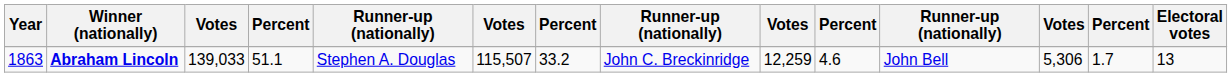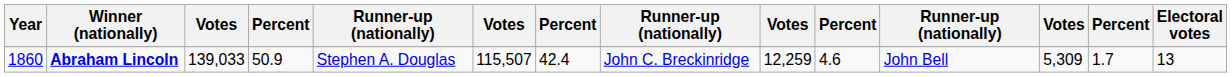(26, 59) 1863 -> (26, 59) 1860
(267, 59) 51.1 -> (267, 59) 50.9
(554, 59) 33.2 -> (554, 59) 42.4
(1063, 59) 5,306 -> (1063, 59) 5,309
